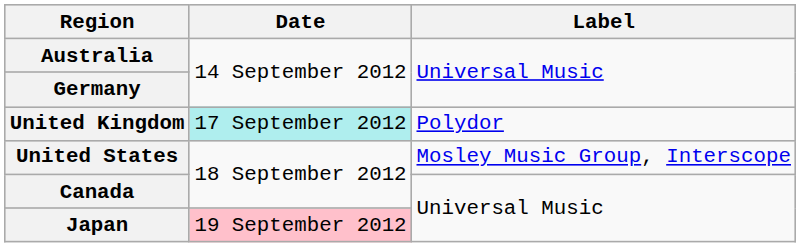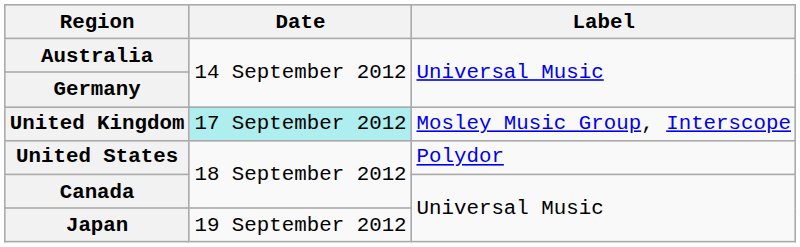(460, 123) Polydor -> (604, 123) Mosley Music Group, Interscope
(604, 157) Mosley Music Group, Interscope -> (460, 157) Polydor
(301, 225) pink background -> (301, 225) no background
